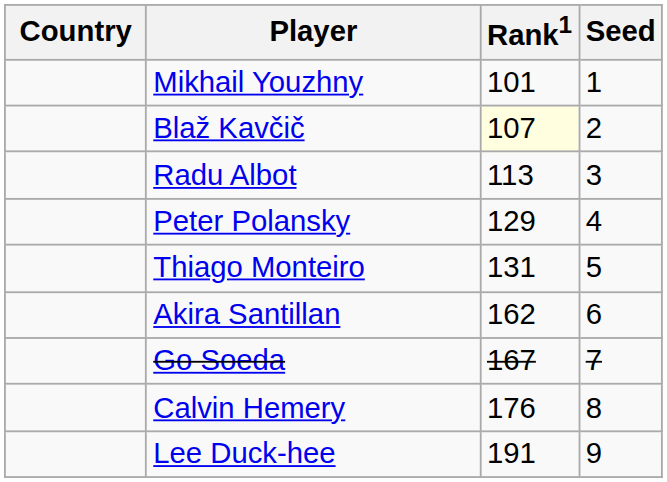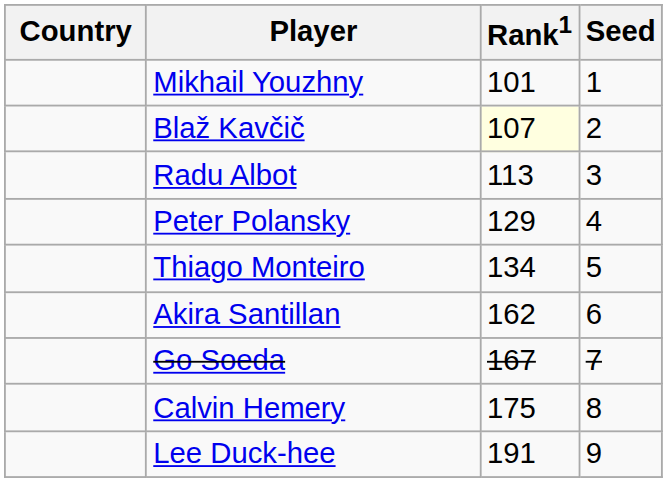(511, 267) 131 -> (511, 267) 134
(511, 407) 176 -> (511, 407) 175
